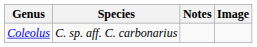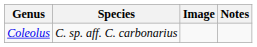columns swapped: (197, 14) <-> (233, 14)
